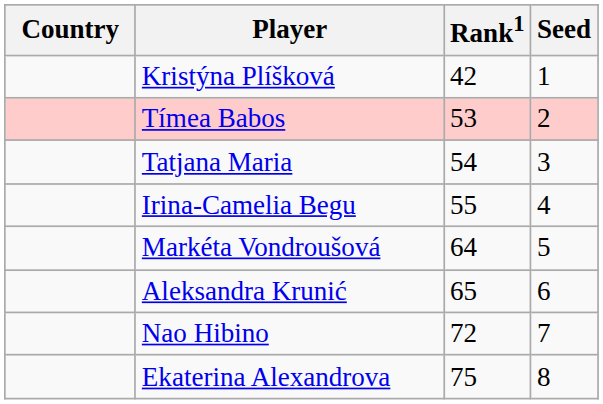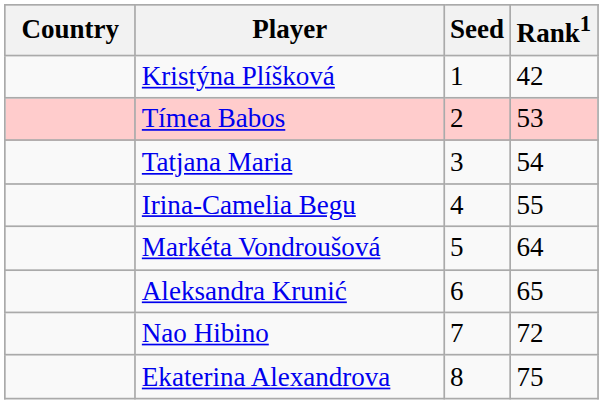columns swapped: (487, 29) <-> (564, 29)
